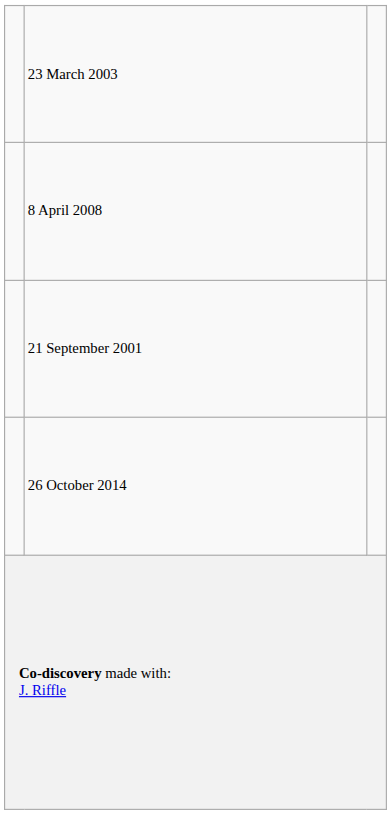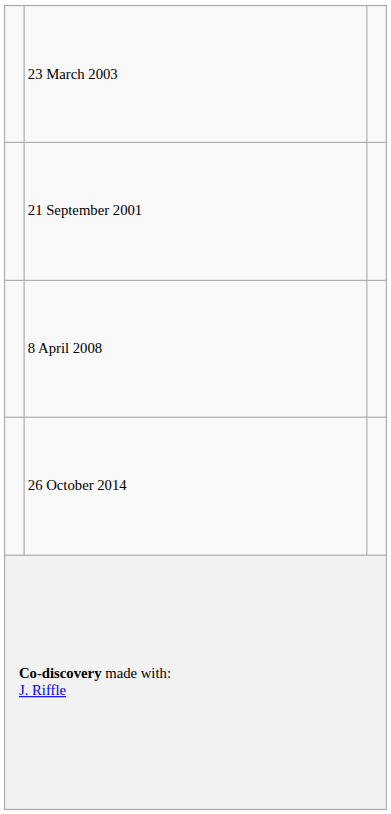rows swapped: (85, 348) <-> (65, 211)
